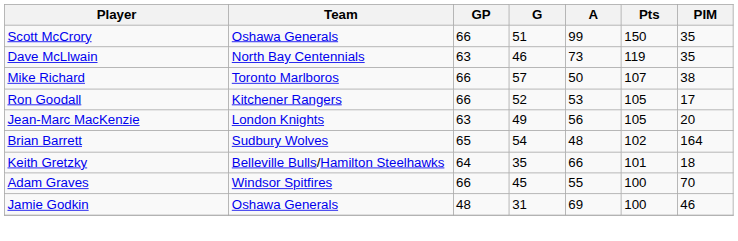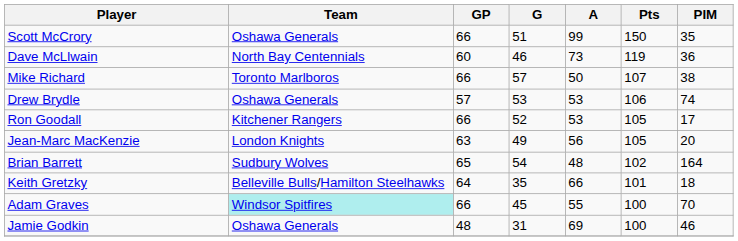(464, 57) 63 -> (464, 57) 60
(688, 57) 35 -> (688, 57) 36
+ row: (44, 99)
(282, 183) no background -> (282, 204) paleturquoise background
